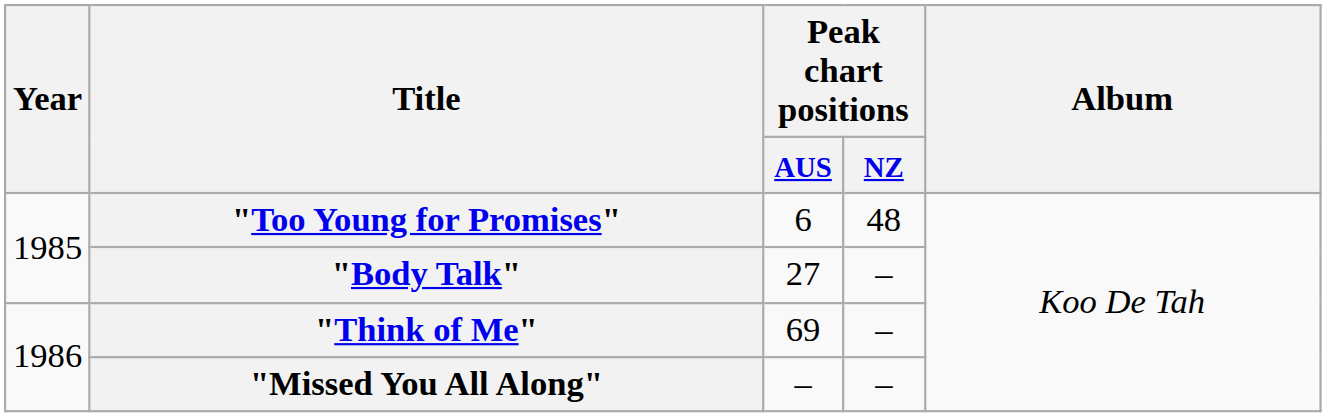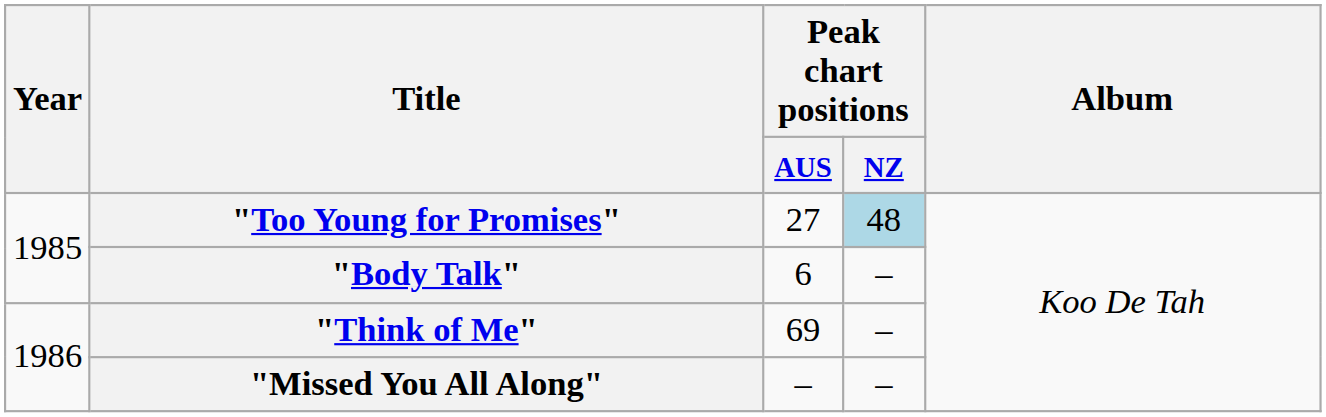(803, 219) 6 -> (803, 219) 27
(884, 219) no background -> (884, 219) lightblue background
(803, 274) 27 -> (803, 274) 6
